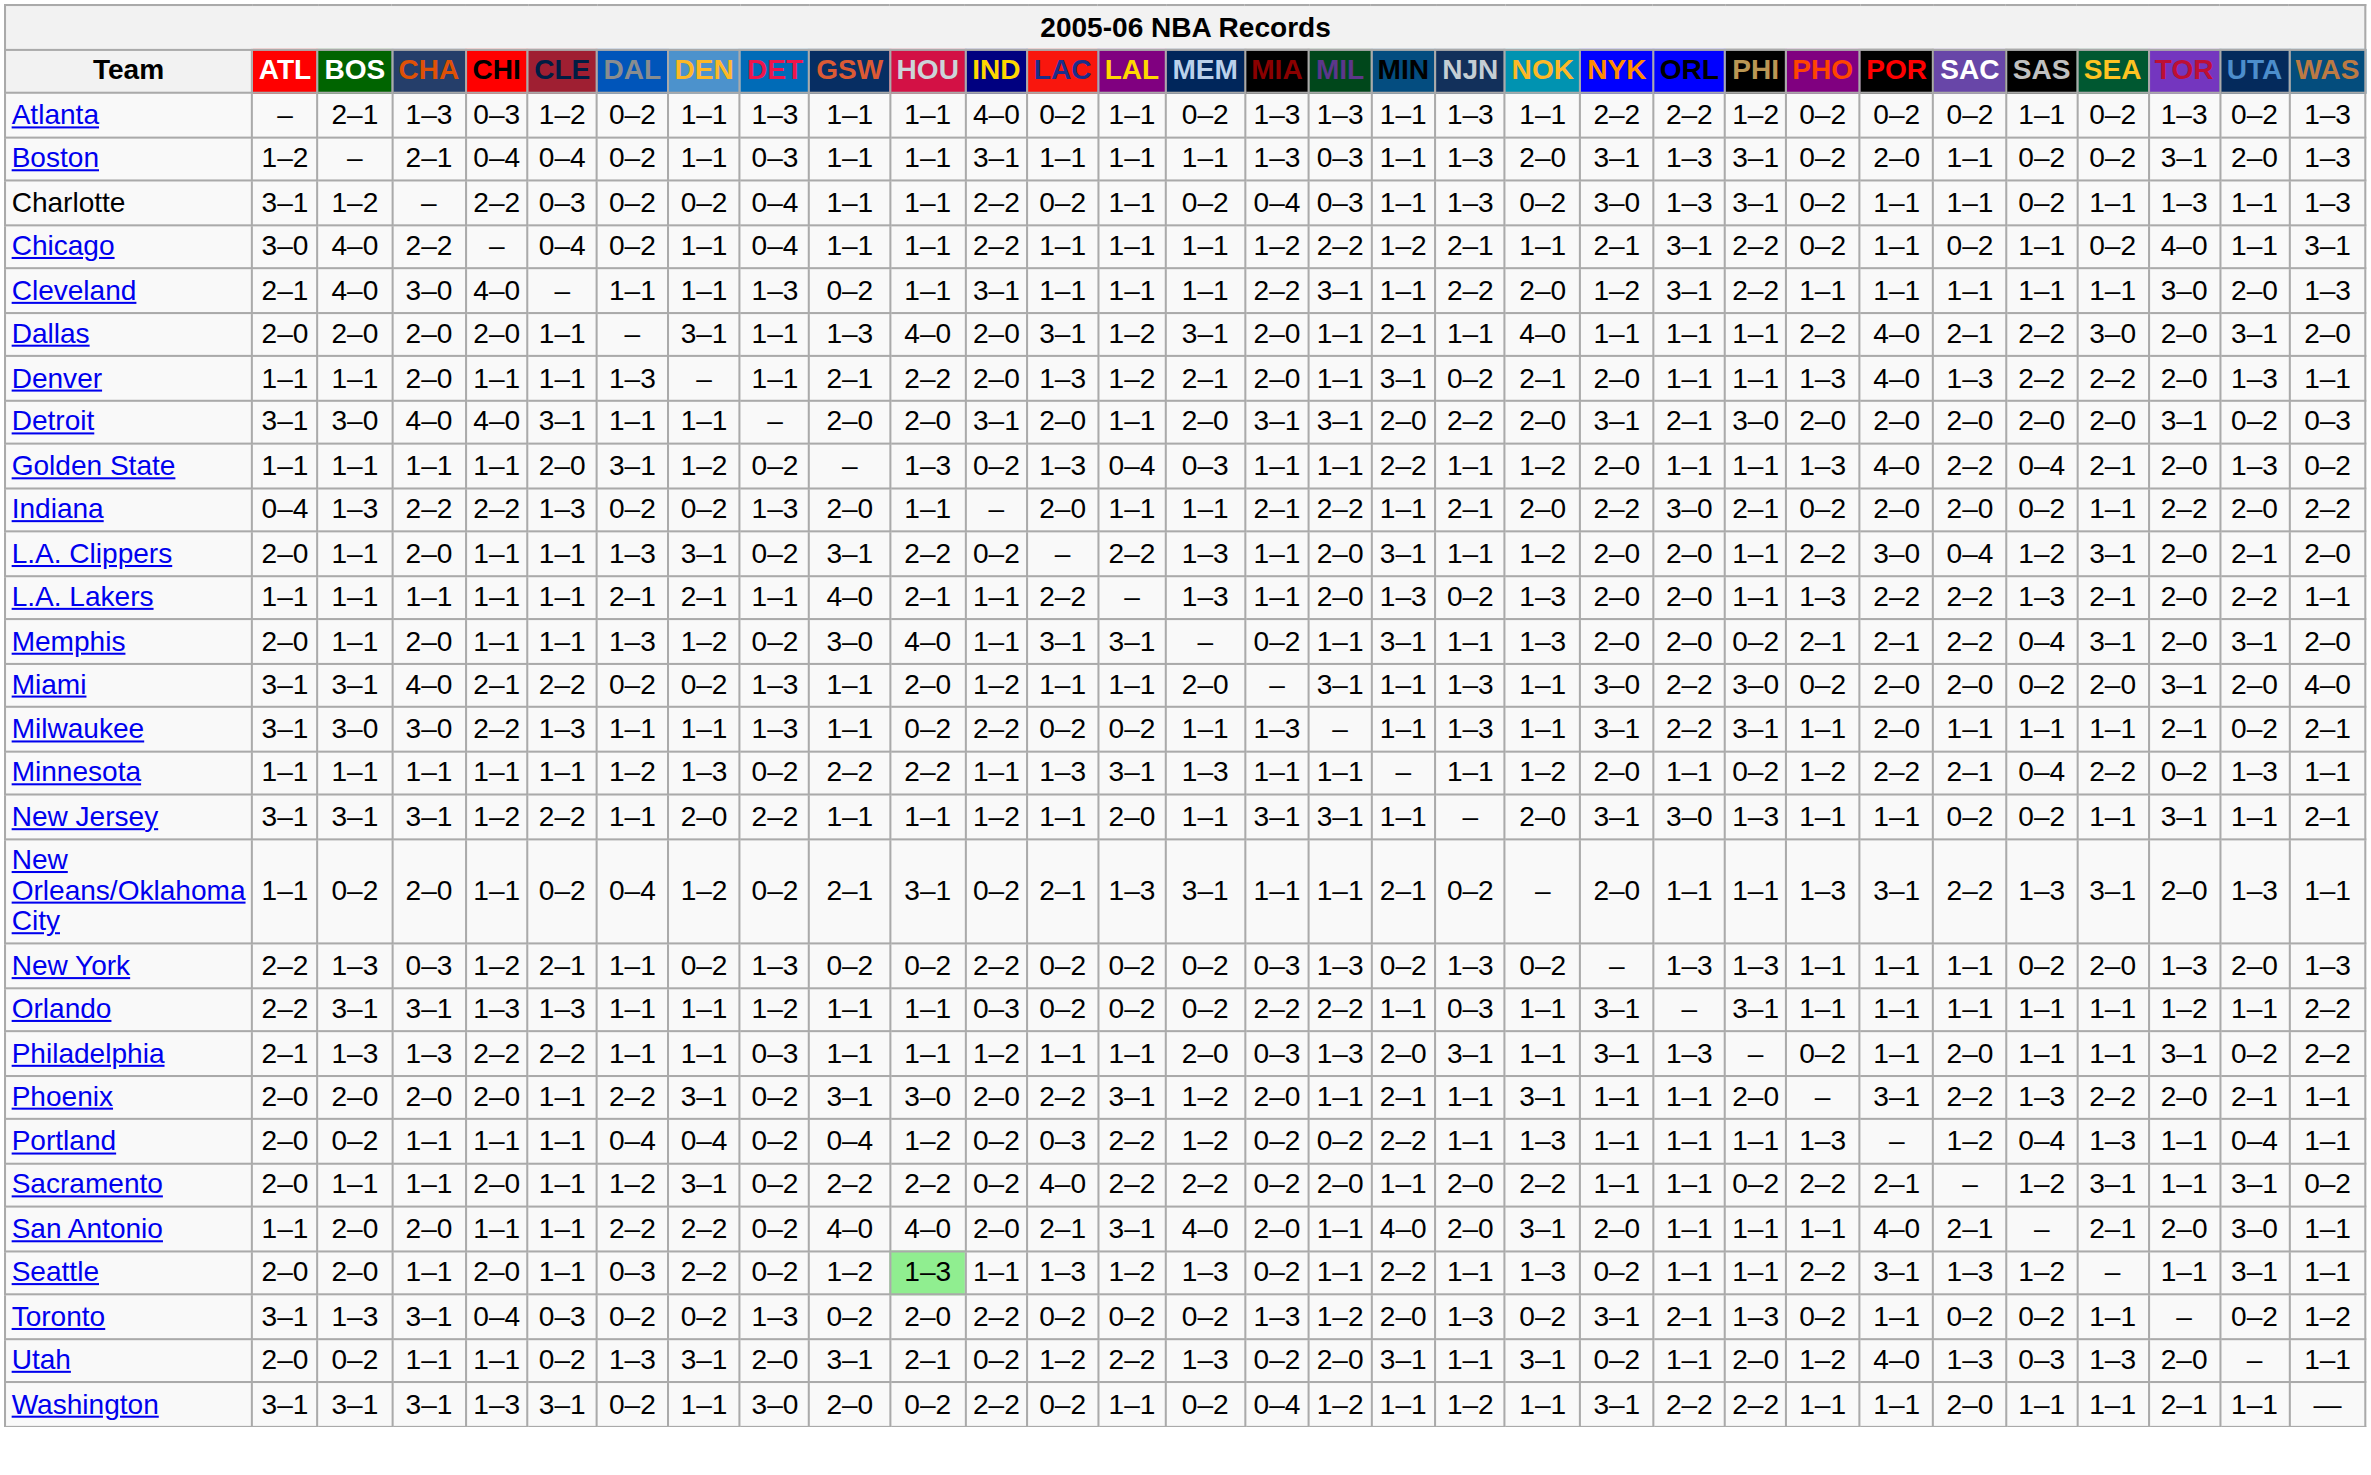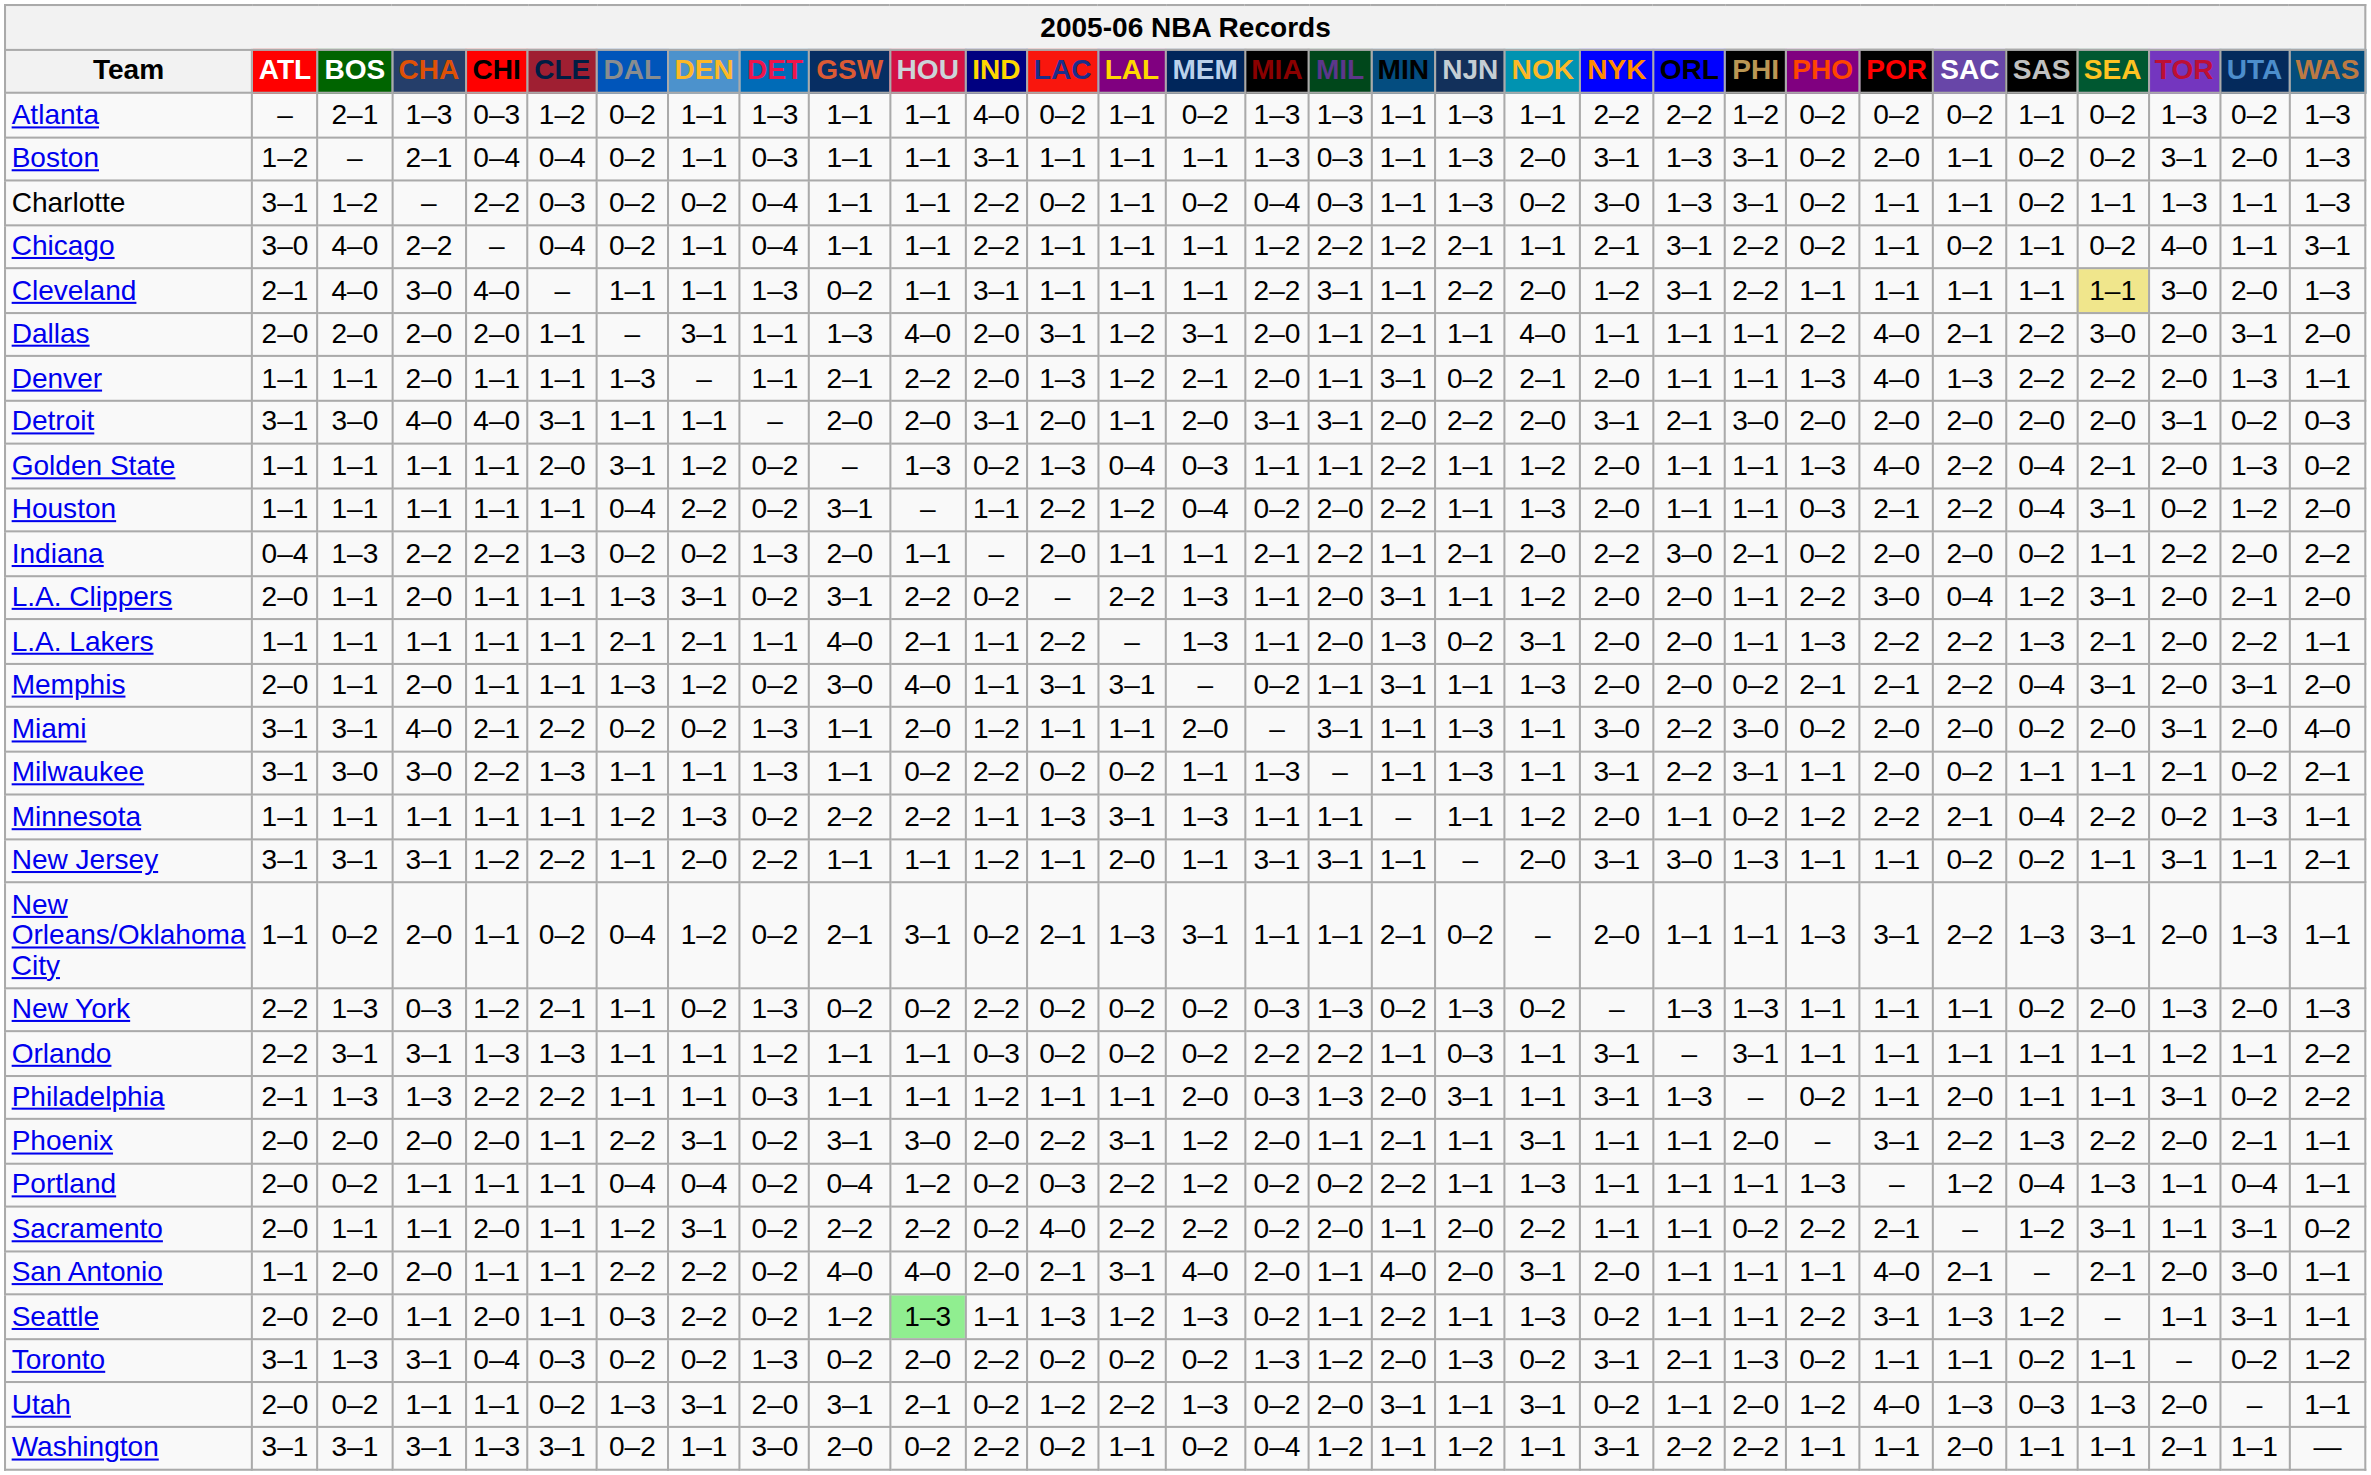(2113, 290) no background -> (2113, 290) khaki background
+ row: (64, 509)
(1543, 597) 1–3 -> (1543, 641) 3–1
(1970, 728) 1–1 -> (1970, 772) 0–2
(1970, 1316) 0–2 -> (1970, 1360) 1–1
